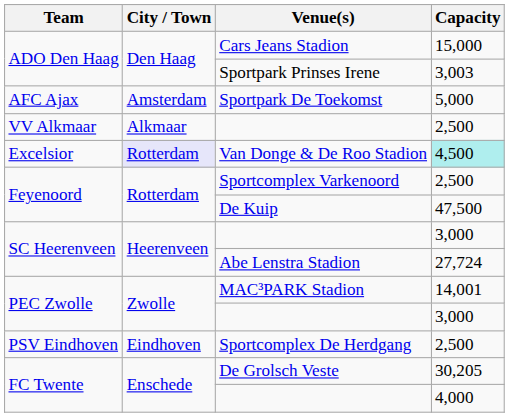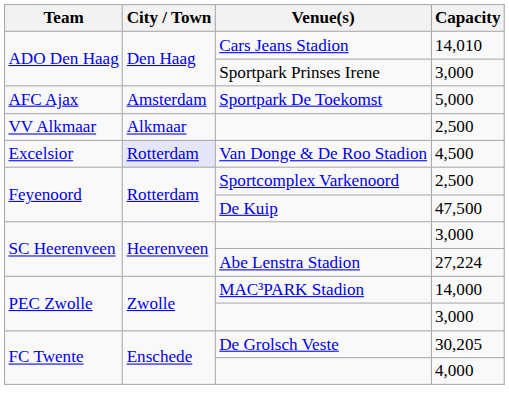(458, 45) 15,000 -> (458, 45) 14,010
(454, 72) 3,003 -> (454, 72) 3,000
(454, 153) paleturquoise background -> (454, 153) no background
(458, 262) 27,724 -> (458, 262) 27,224
(458, 289) 14,001 -> (458, 289) 14,000
- row: (63, 343)
